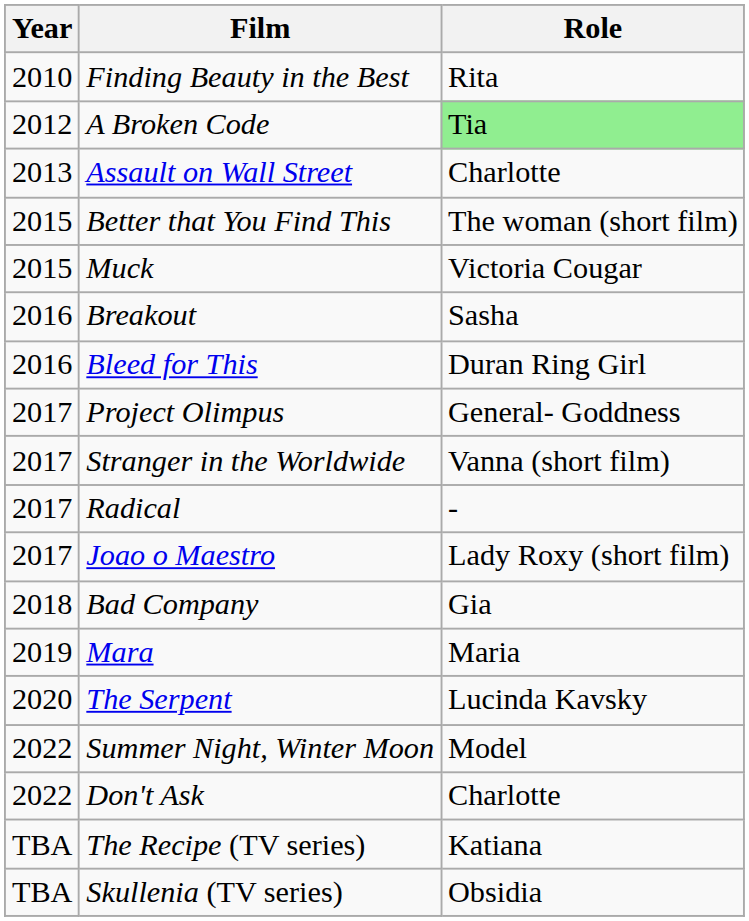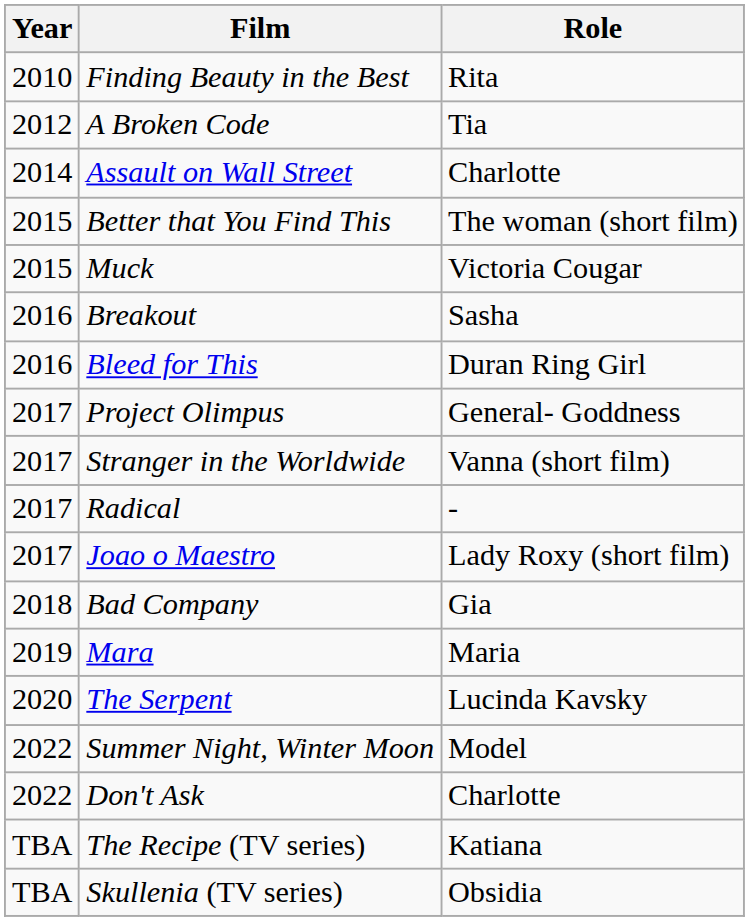(468, 124) lightgreen background -> (468, 124) no background
(42, 172) 2013 -> (42, 172) 2014
